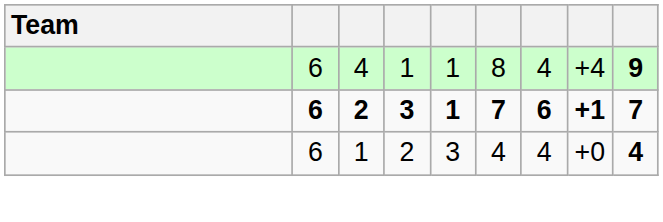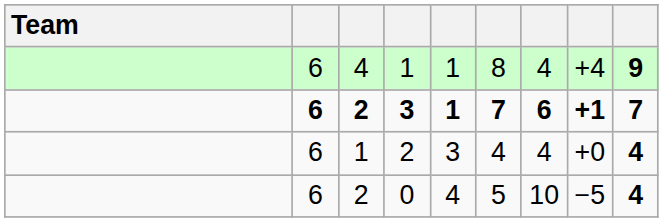+ row: (407, 195)
